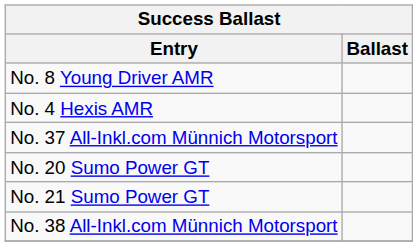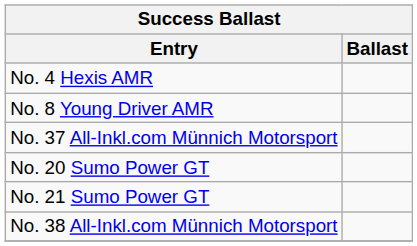rows swapped: (82, 108) <-> (112, 78)
